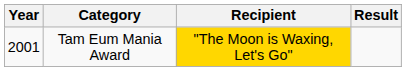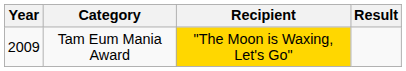(24, 46) 2001 -> (24, 46) 2009
